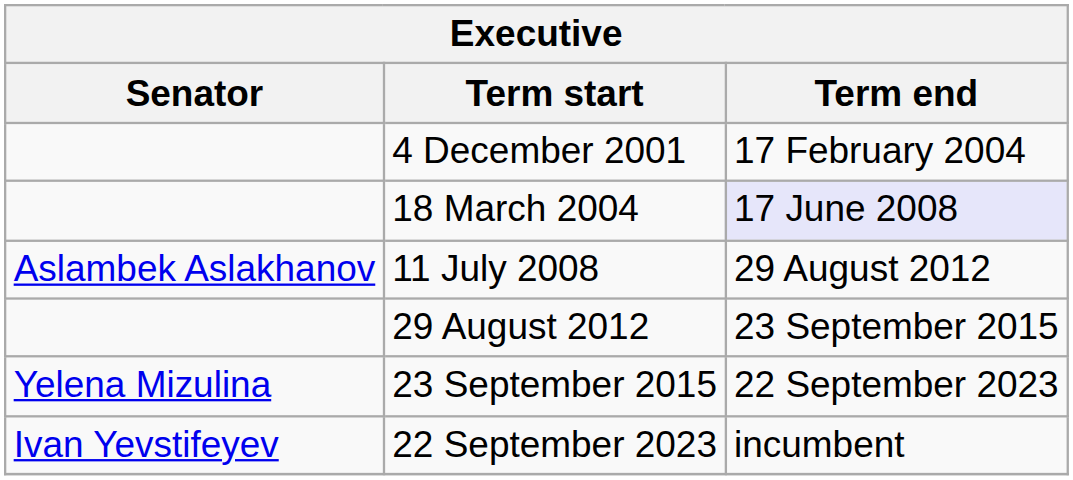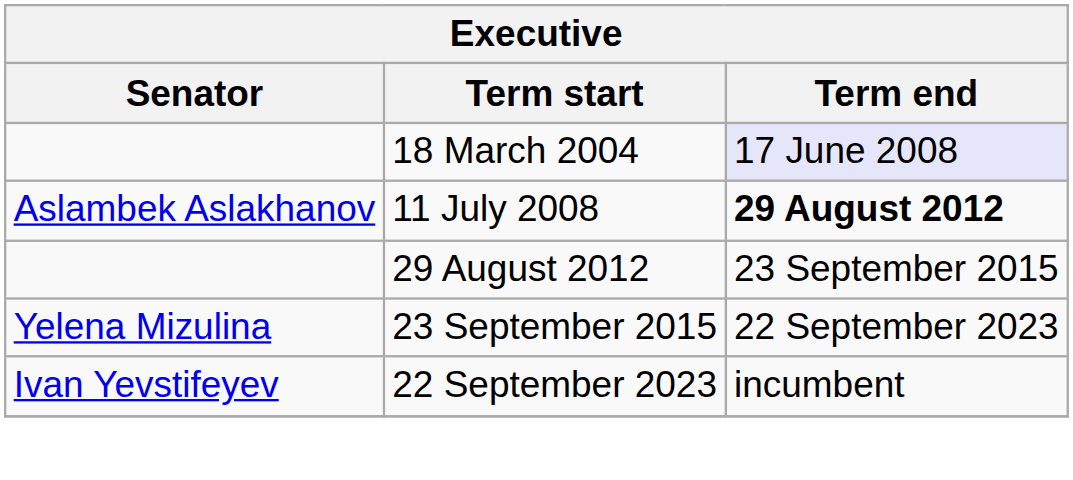- row: (539, 151)
(862, 268) normal -> (869, 209) bold
